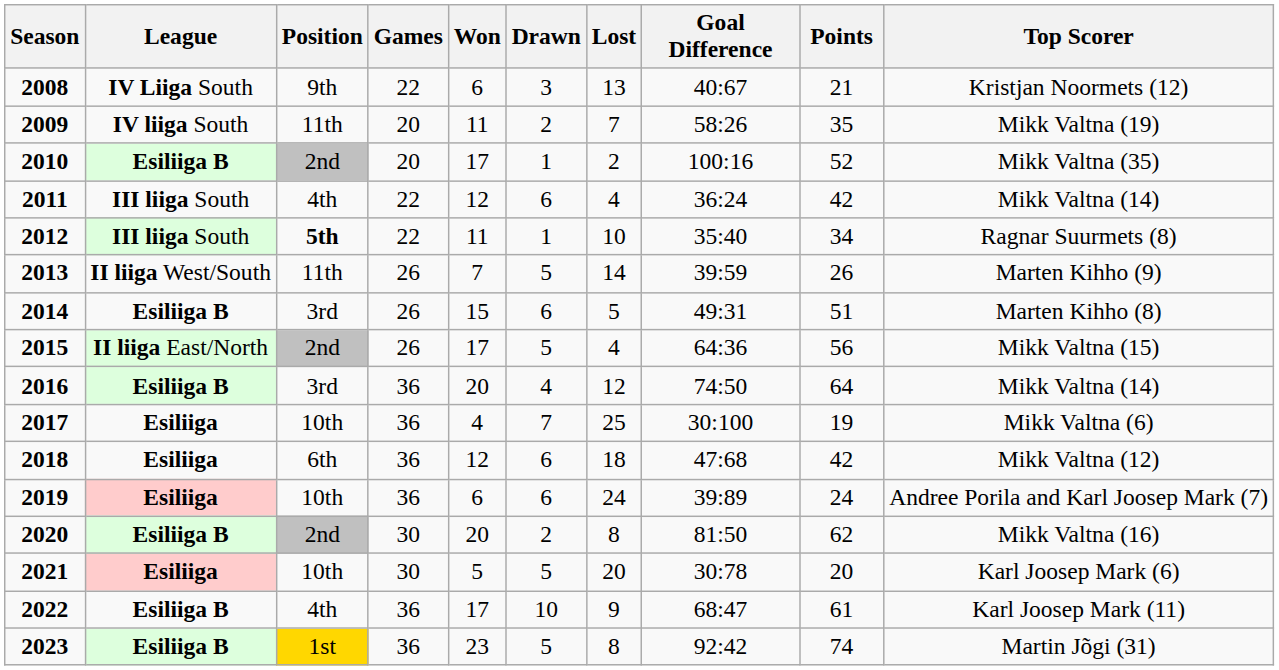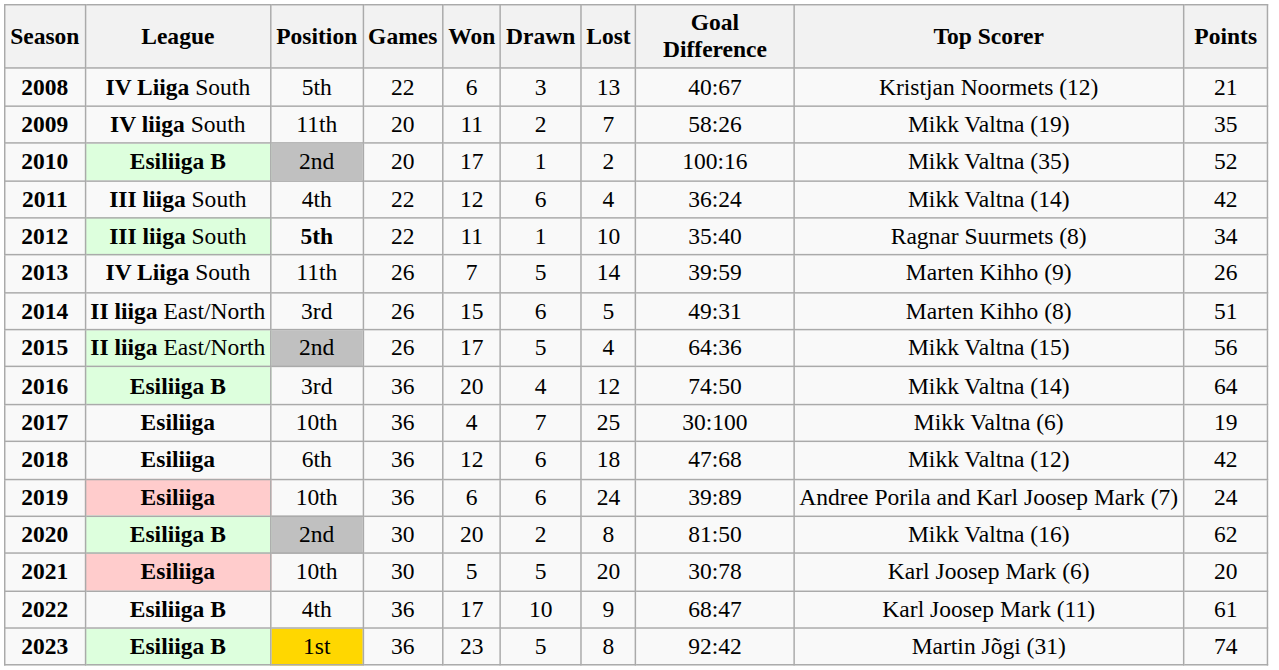columns swapped: (842, 36) <-> (1079, 36)
(322, 86) 9th -> (317, 86) 5th
(181, 273) II liiga West/South -> (178, 273) IV Liiga South
(181, 310) Esiliiga B -> (178, 310) II liiga East/North
